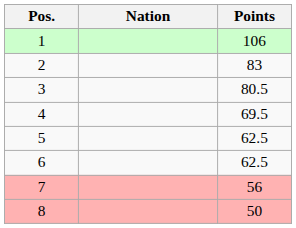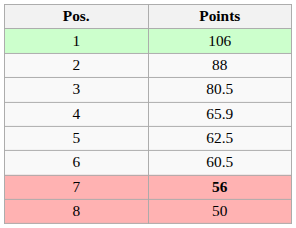- column: (148, 16)
(254, 65) 83 -> (220, 65) 88
(254, 114) 69.5 -> (220, 114) 65.9
(254, 162) 62.5 -> (220, 162) 60.5
(254, 187) normal -> (220, 187) bold
